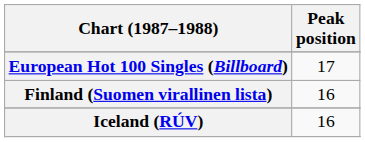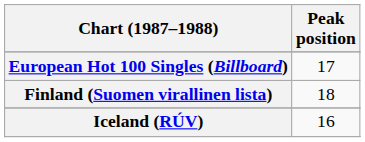(326, 94) 16 -> (326, 94) 18
